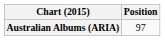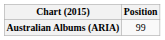(141, 27) 97 -> (141, 27) 99
